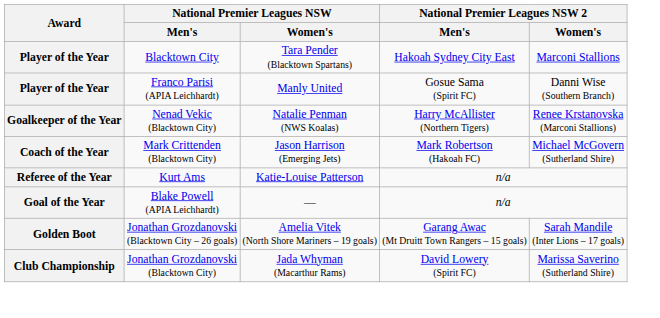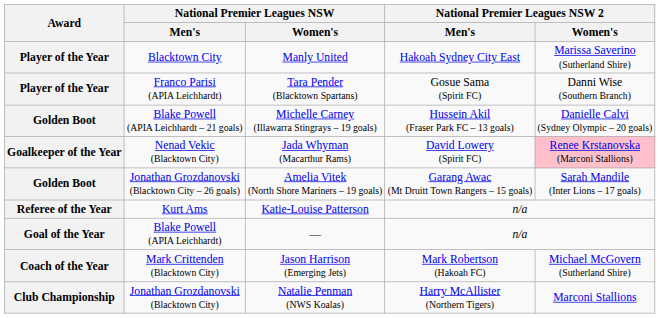(310, 57) Tara Pender (Blacktown Spartans) -> (315, 57) Manly United
(578, 57) Marconi Stallions -> (595, 57) Marissa Saverino (Sutherland Shire)
(310, 89) Manly United -> (315, 89) Tara Pender (Blacktown Spartans)
+ row: (185, 120)
(310, 120) Natalie Penman (NWS Koalas) -> (315, 152) Jada Whyman (Macarthur Rams)
(455, 120) Harry McAllister (Northern Tigers) -> (460, 152) David Lowery (Spirit FC)
(578, 120) no background -> (595, 152) pink background
rows swapped: (182, 152) <-> (182, 234)
(310, 265) Jada Whyman (Macarthur Rams) -> (315, 297) Natalie Penman (NWS Koalas)
(455, 265) David Lowery (Spirit FC) -> (460, 297) Harry McAllister (Northern Tigers)
(578, 265) Marissa Saverino (Sutherland Shire) -> (595, 297) Marconi Stallions
